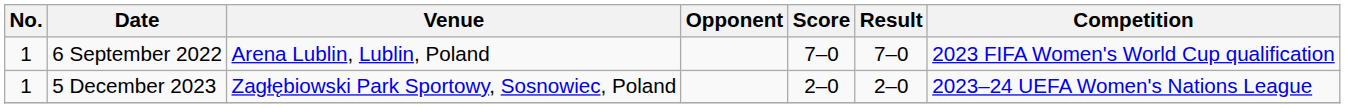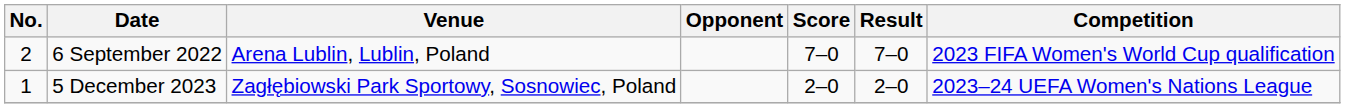(26, 53) 1 -> (26, 53) 2
